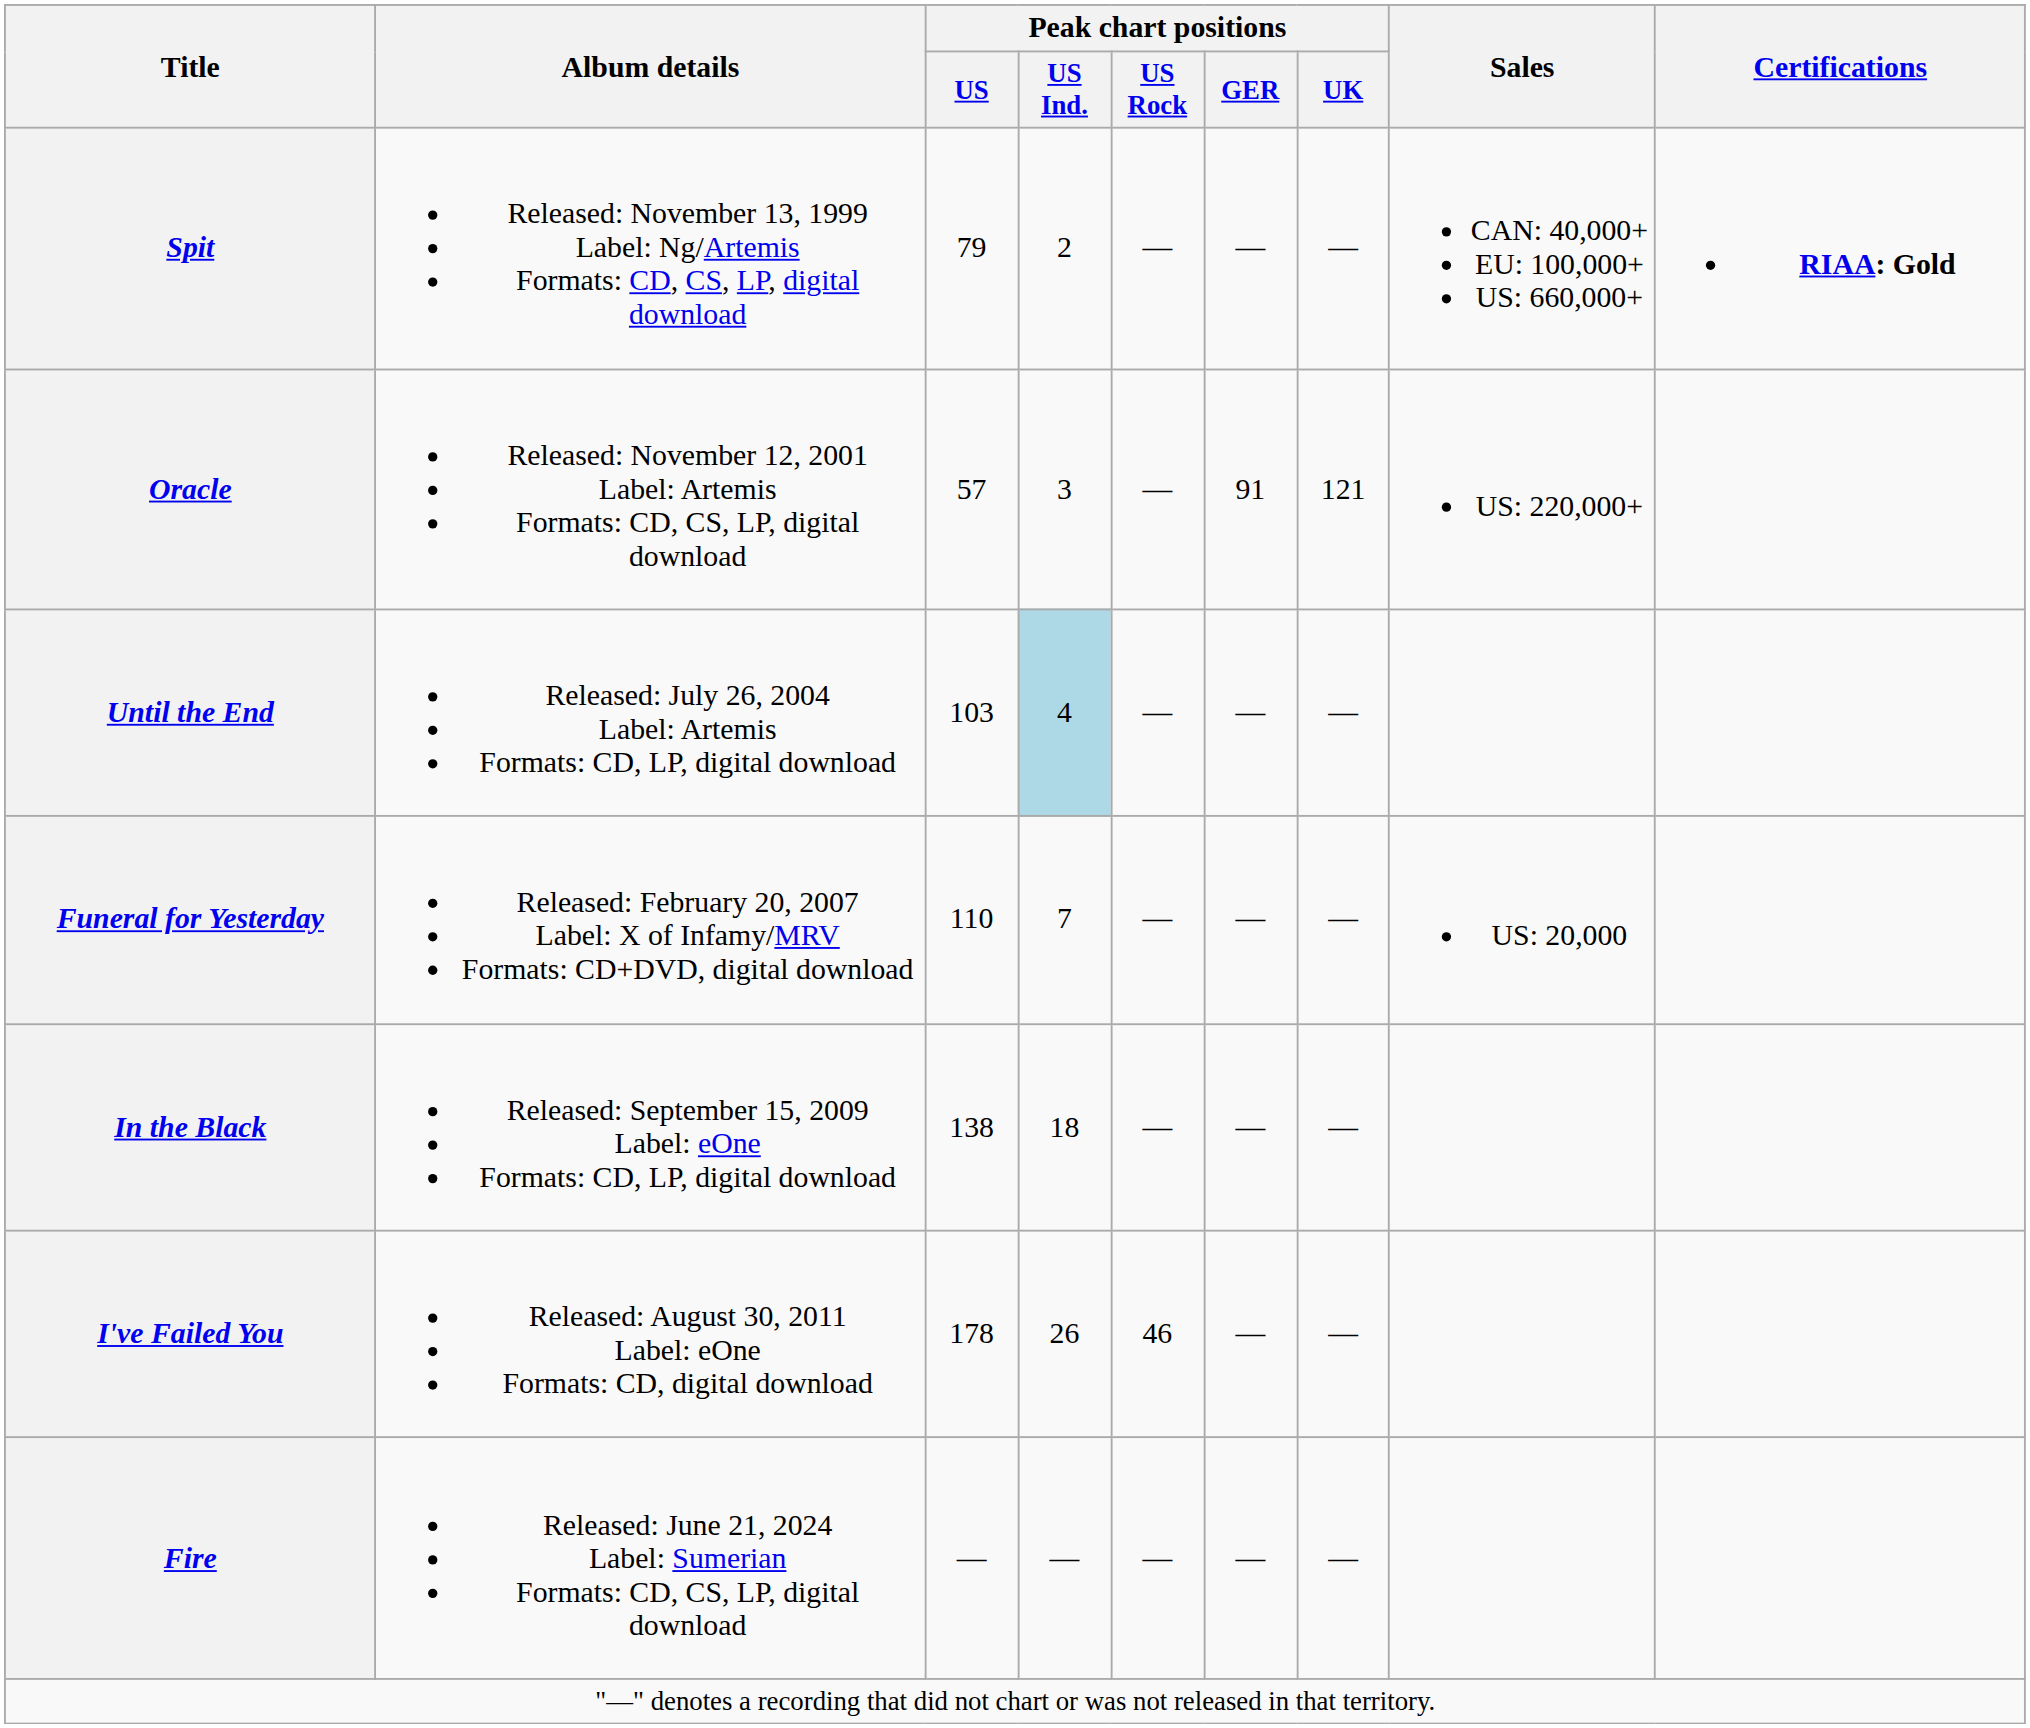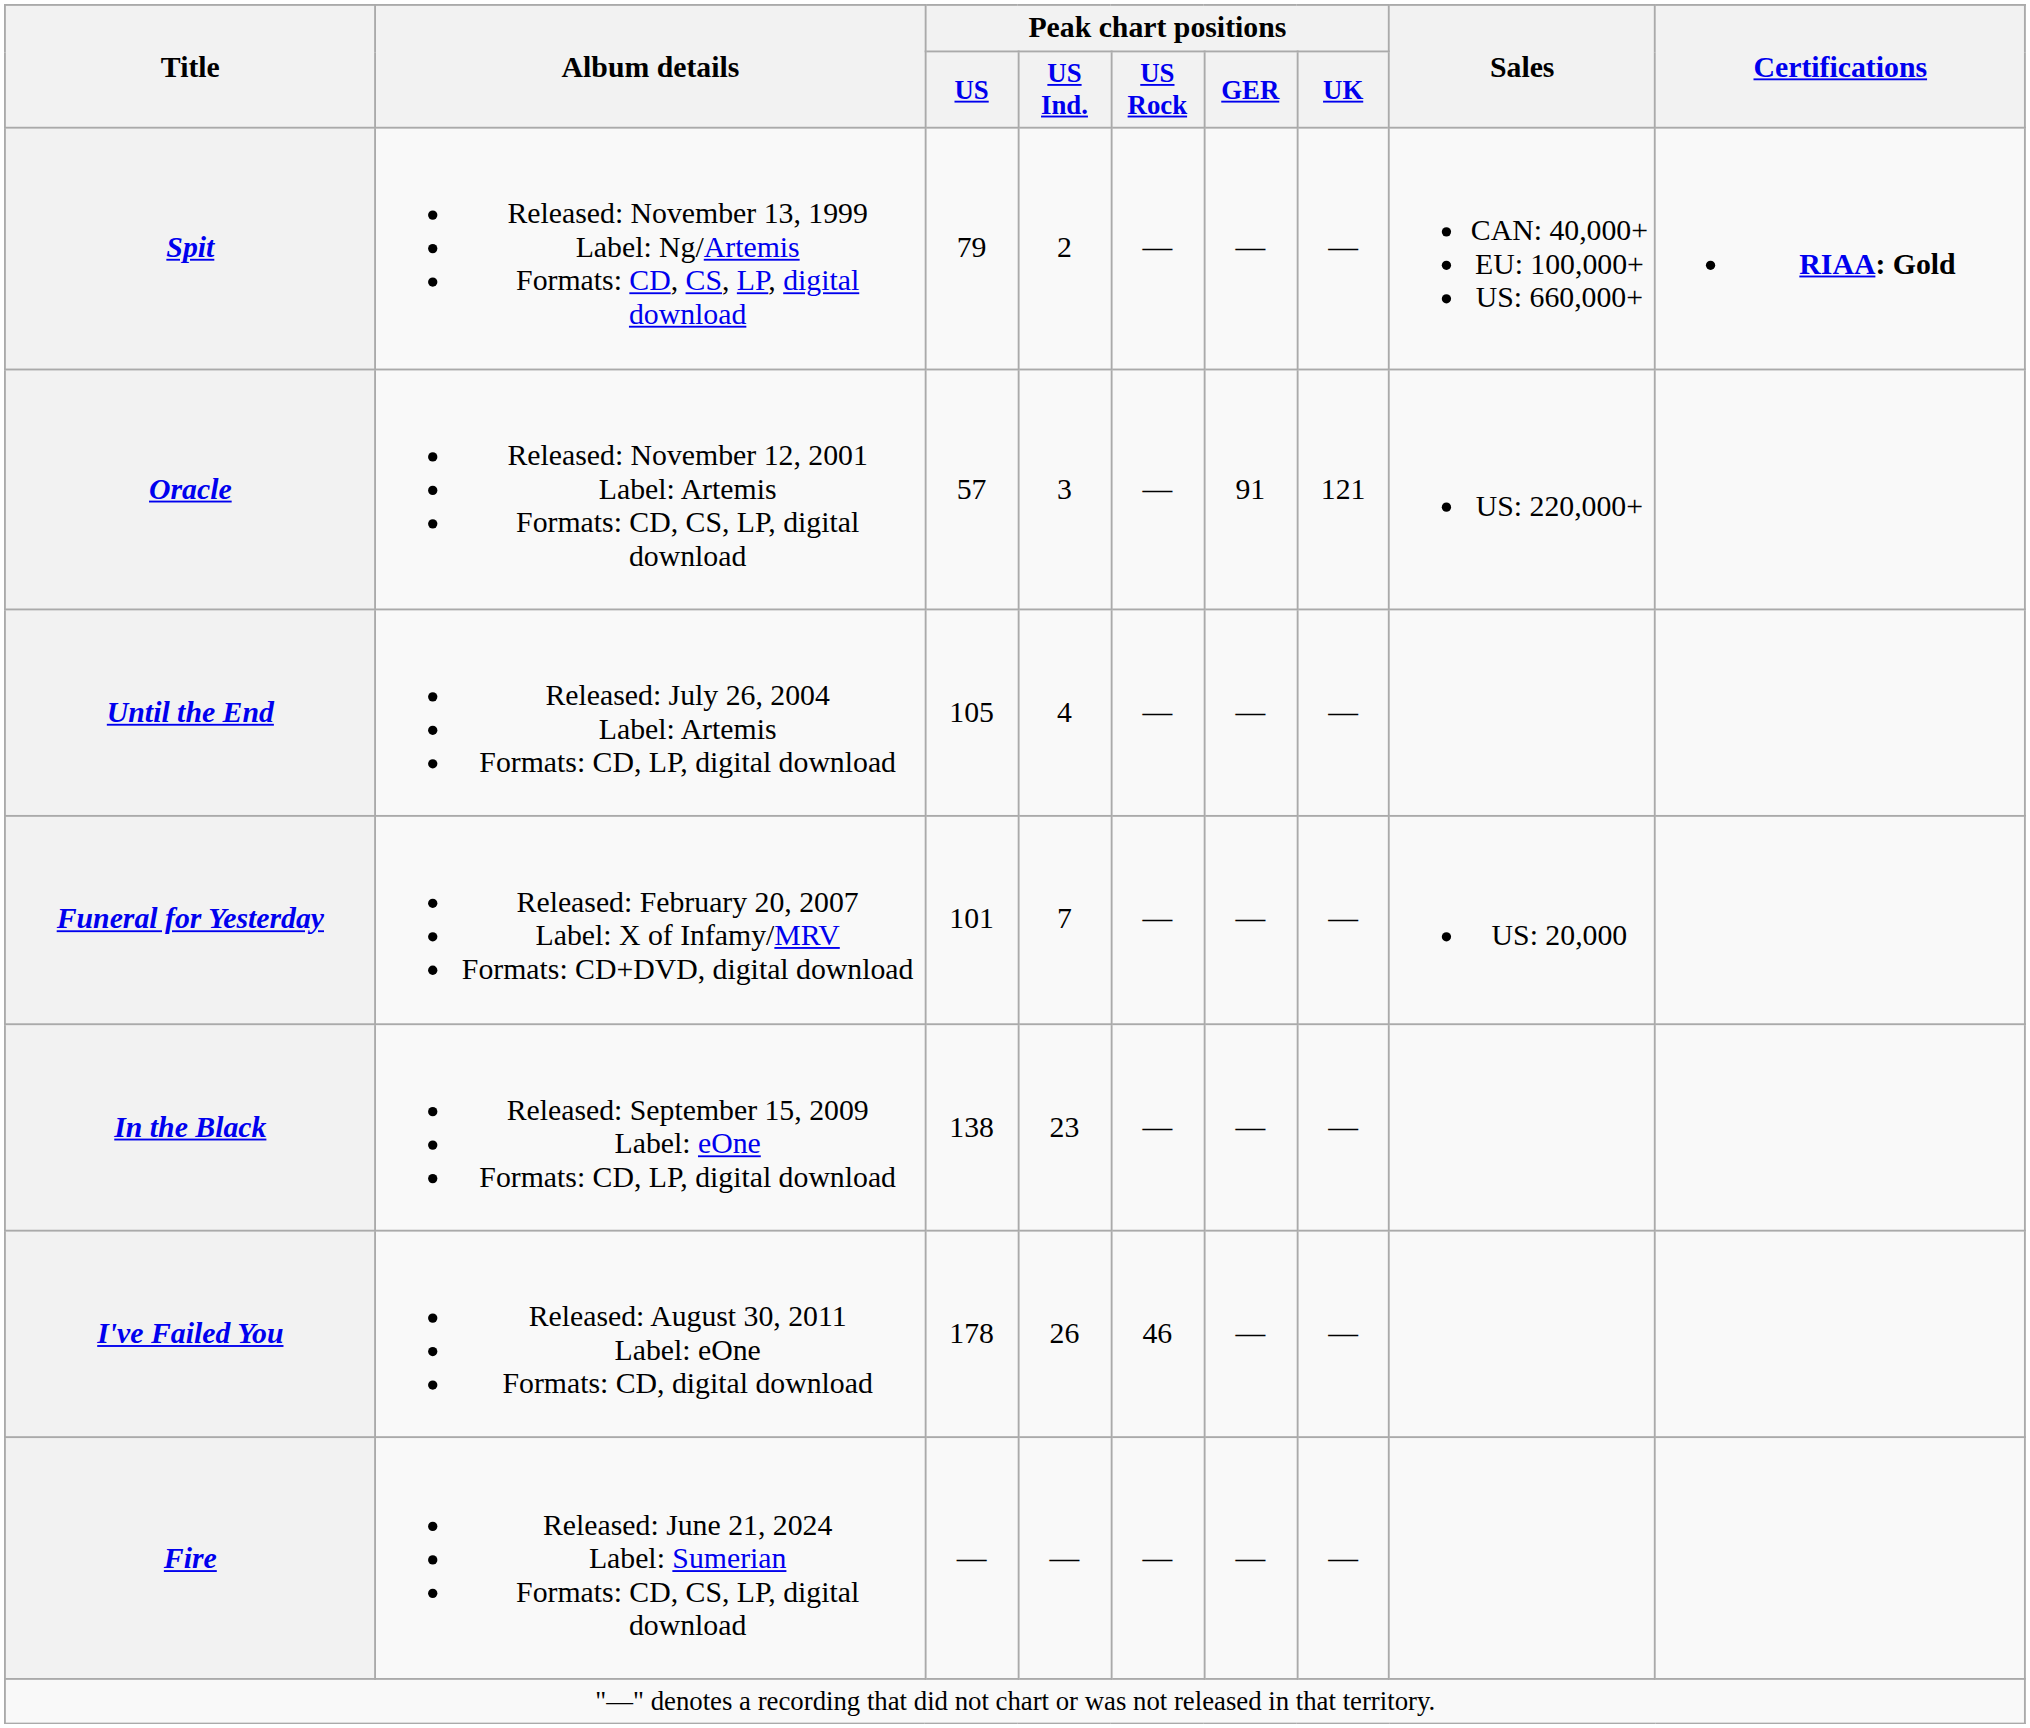(972, 712) 103 -> (972, 712) 105
(1064, 712) lightblue background -> (1064, 712) no background
(972, 919) 110 -> (972, 919) 101
(1064, 1126) 18 -> (1064, 1126) 23
